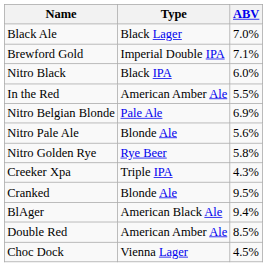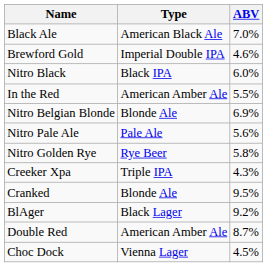(151, 34) Black Lager -> (171, 34) American Black Ale
(246, 53) 7.1% -> (246, 53) 4.6%
(141, 113) Pale Ale -> (149, 113) Blonde Ale
(149, 133) Blonde Ale -> (141, 133) Pale Ale
(171, 212) American Black Ale -> (151, 212) Black Lager
(246, 212) 9.4% -> (246, 212) 9.2%
(246, 232) 8.5% -> (246, 232) 8.7%
